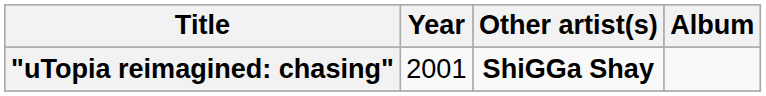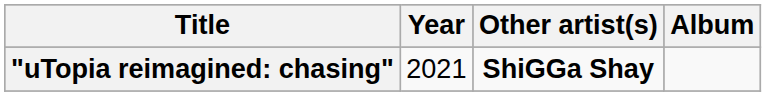(436, 68) 2001 -> (436, 68) 2021
